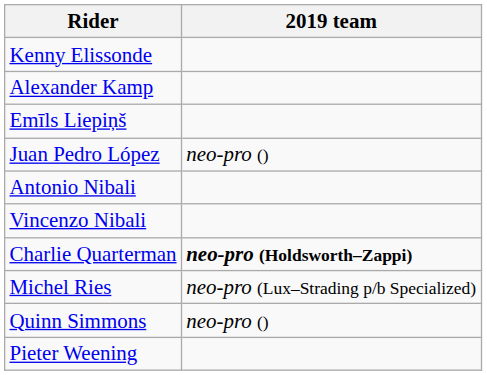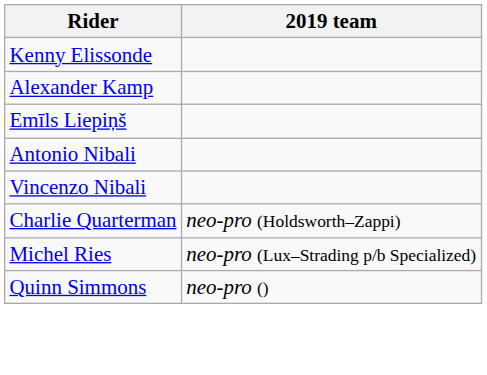- row: (85, 154)
(299, 253) bold -> (293, 220) normal
- row: (73, 353)
